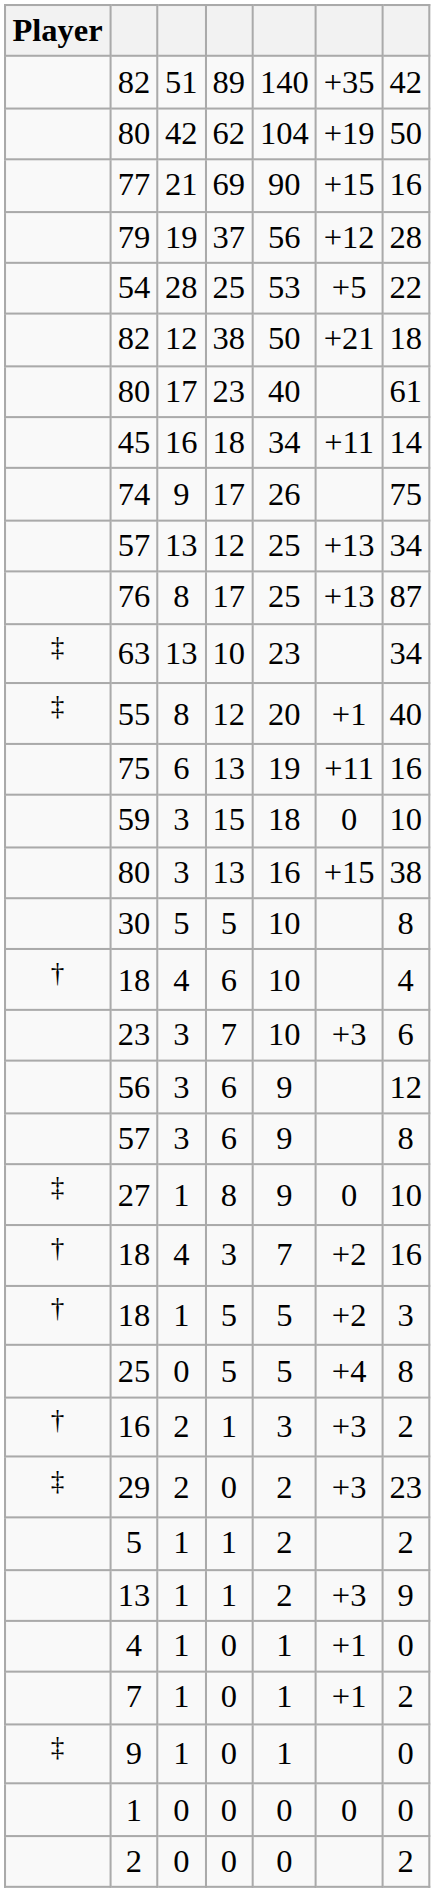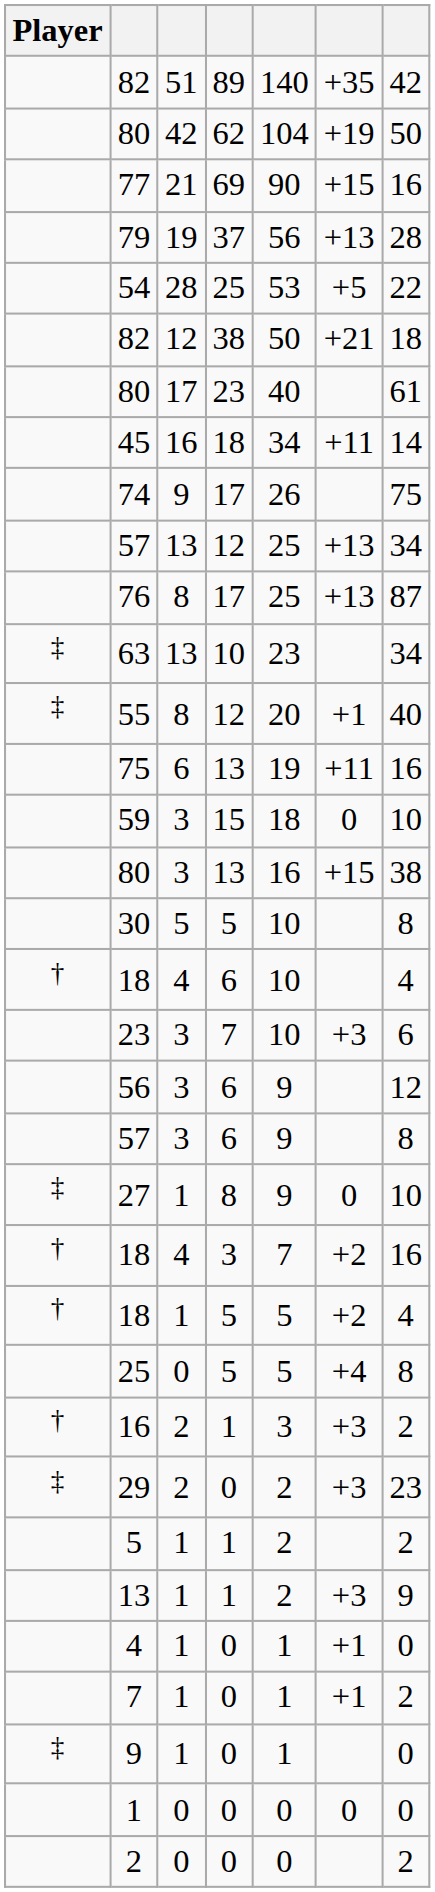(349, 236) +12 -> (349, 236) +13
(406, 1314) 3 -> (406, 1314) 4
